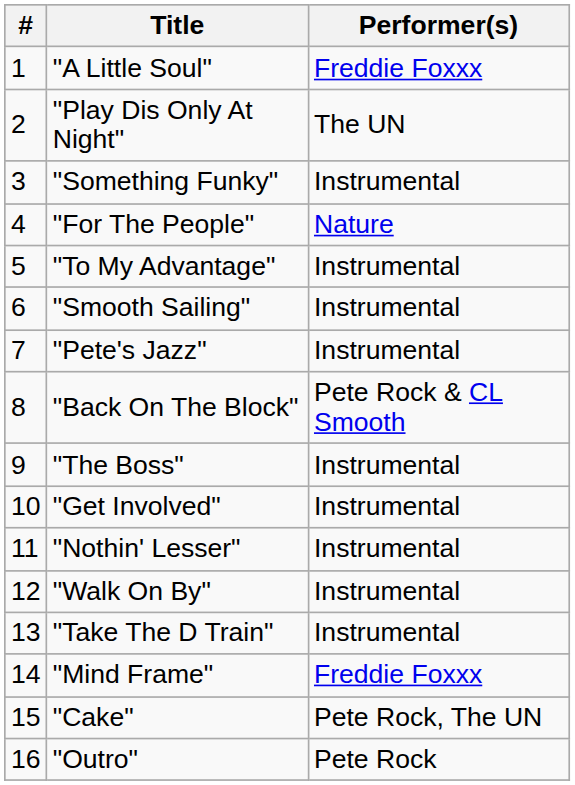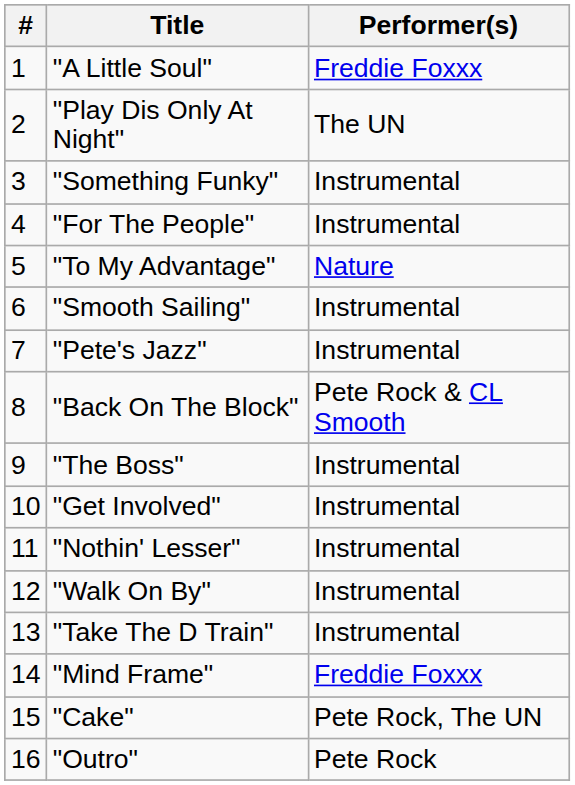(354, 223) Nature -> (387, 223) Instrumental
(387, 266) Instrumental -> (354, 266) Nature
